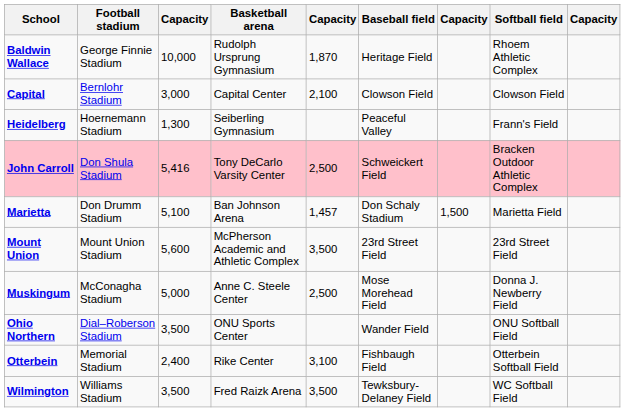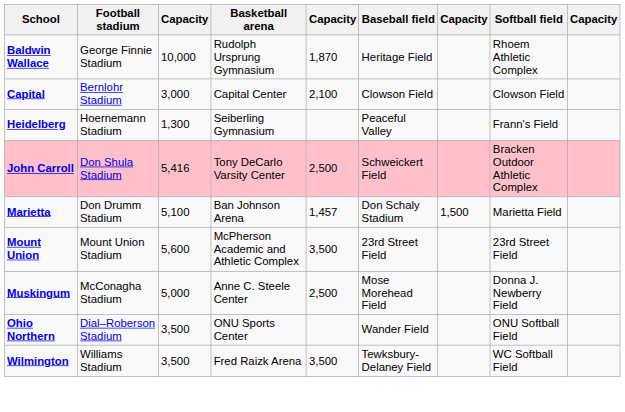- row: (32, 360)
